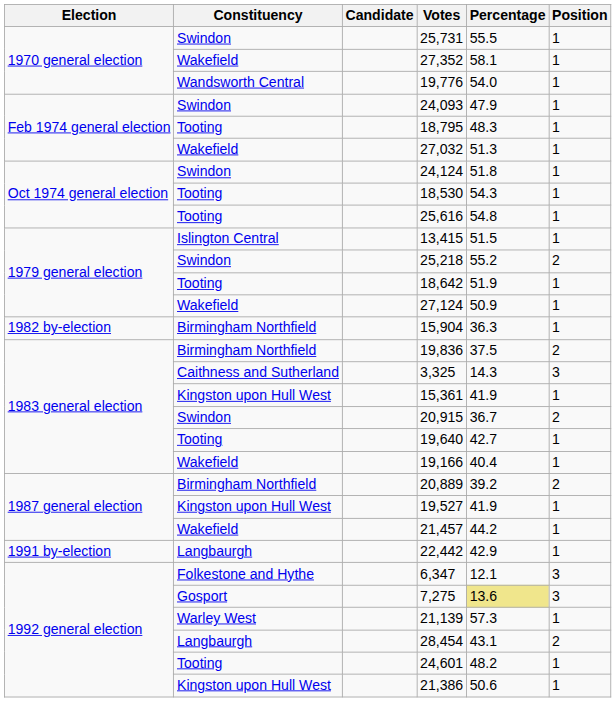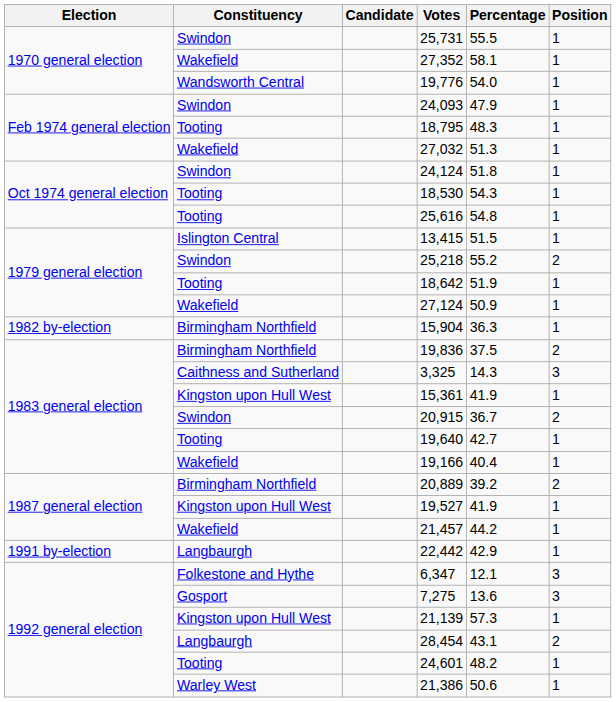(483, 596) khaki background -> (483, 596) no background
(217, 618) Warley West -> (254, 618) Kingston upon Hull West
(254, 685) Kingston upon Hull West -> (217, 685) Warley West
